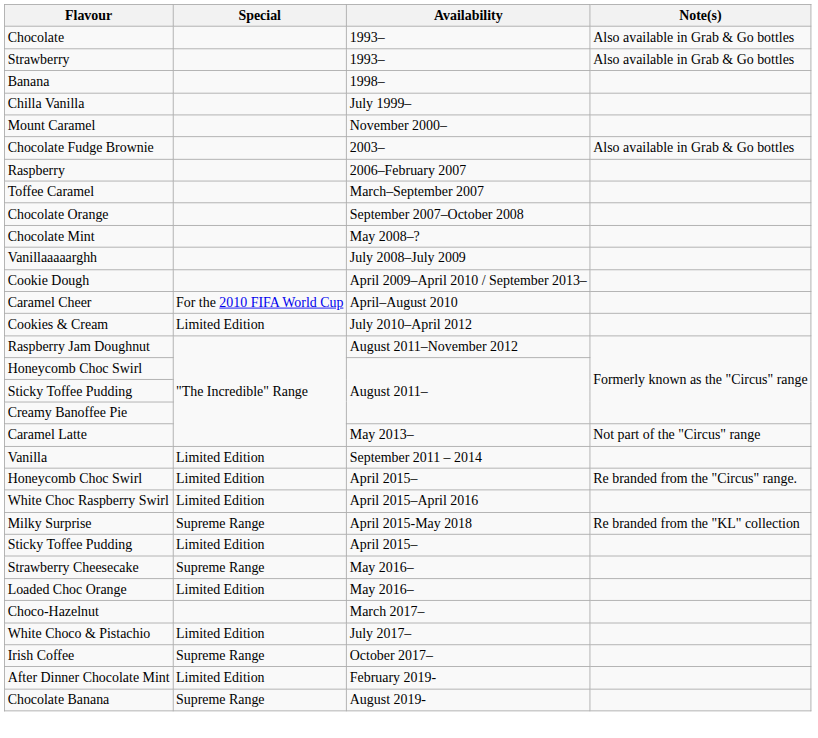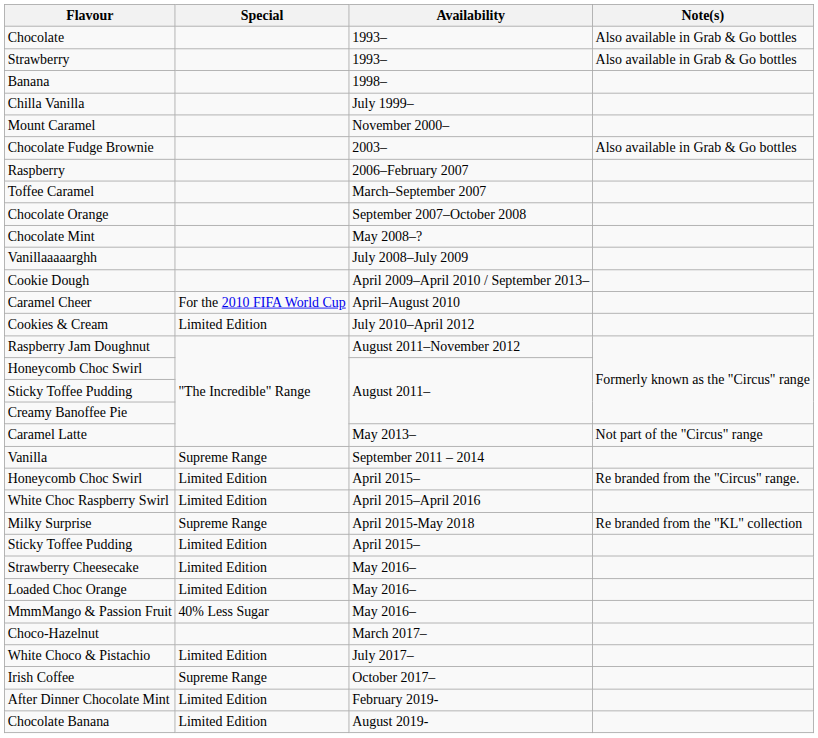(220, 457) Limited Edition -> (223, 457) Supreme Range
(220, 567) Supreme Range -> (223, 567) Limited Edition
+ row: (90, 611)
(220, 699) Supreme Range -> (223, 721) Limited Edition
